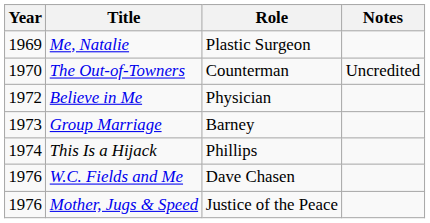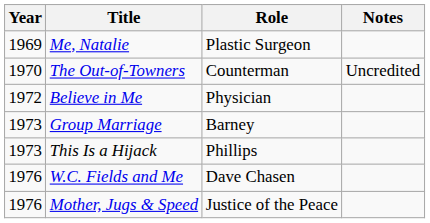(25, 151) 1974 -> (25, 151) 1973
